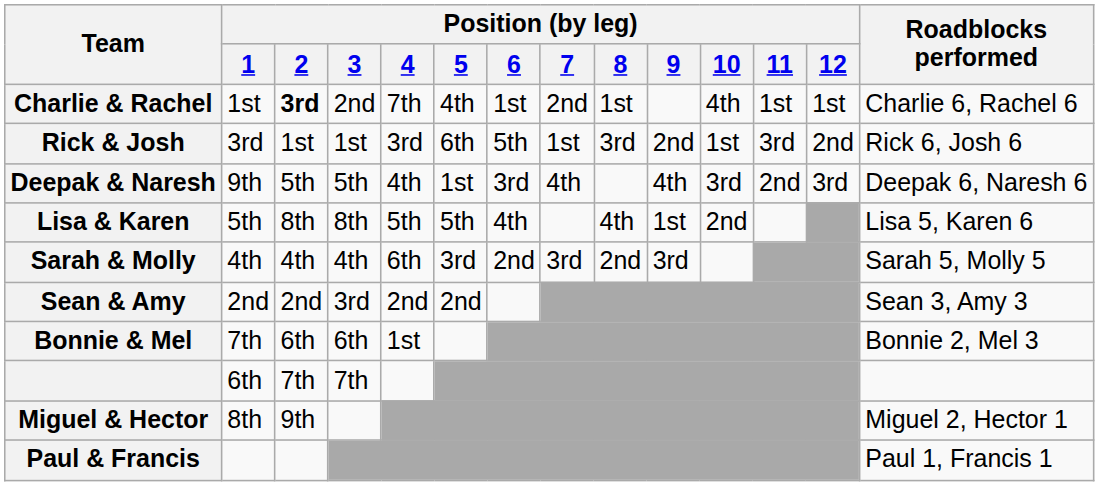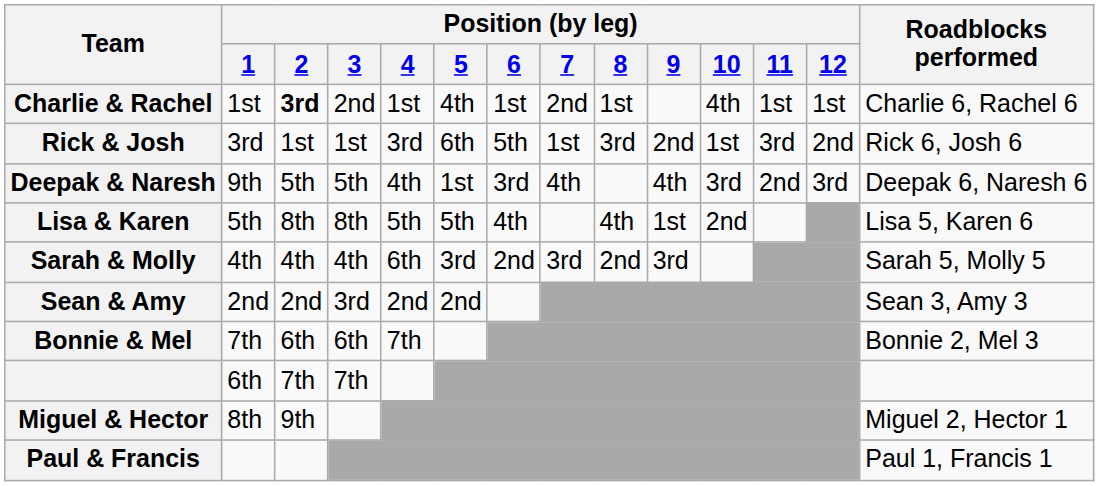(404, 103) 7th -> (404, 103) 1st
(404, 340) 1st -> (404, 340) 7th
